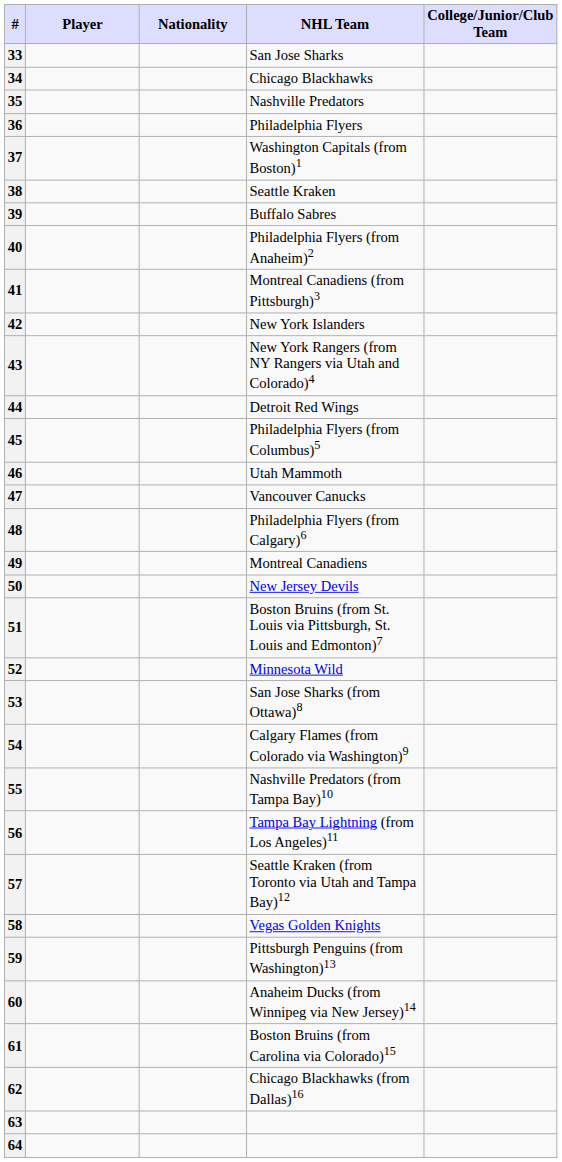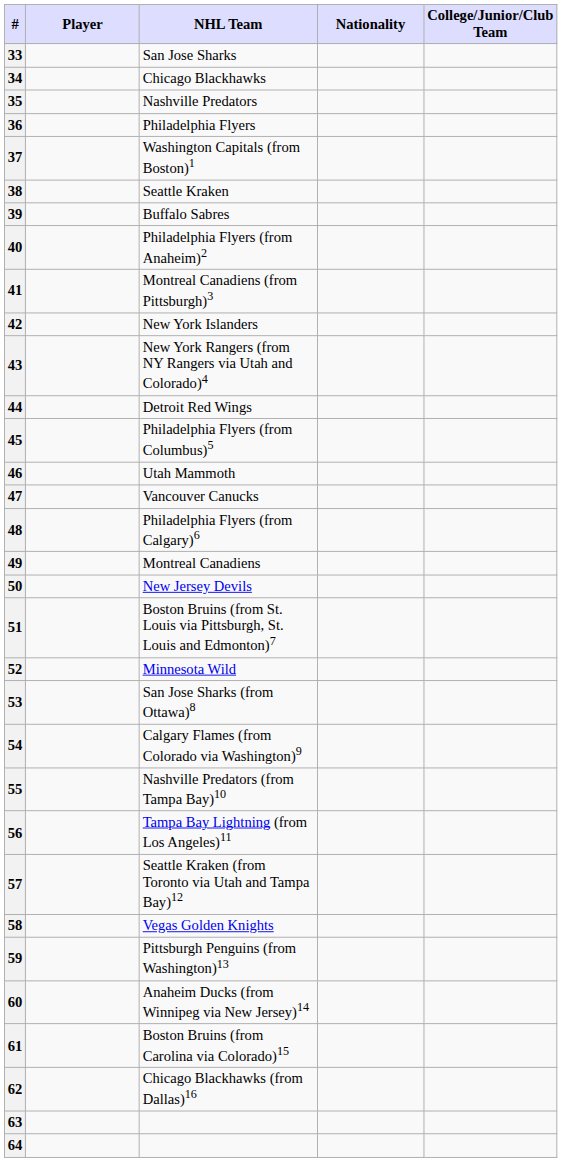columns swapped: (193, 24) <-> (335, 24)
